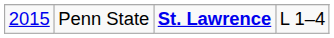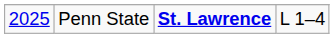(29, 19) 2015 -> (29, 19) 2025
